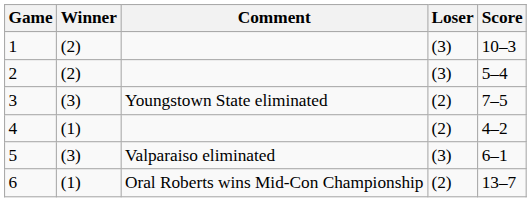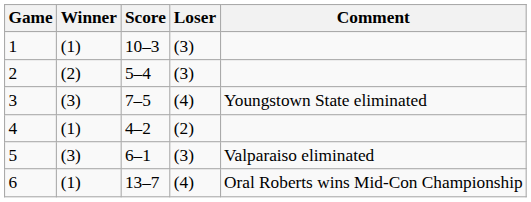columns swapped: (502, 18) <-> (274, 18)
(71, 45) (2) -> (71, 45) (1)
(442, 100) (2) -> (184, 100) (4)
(442, 182) (2) -> (184, 182) (4)
